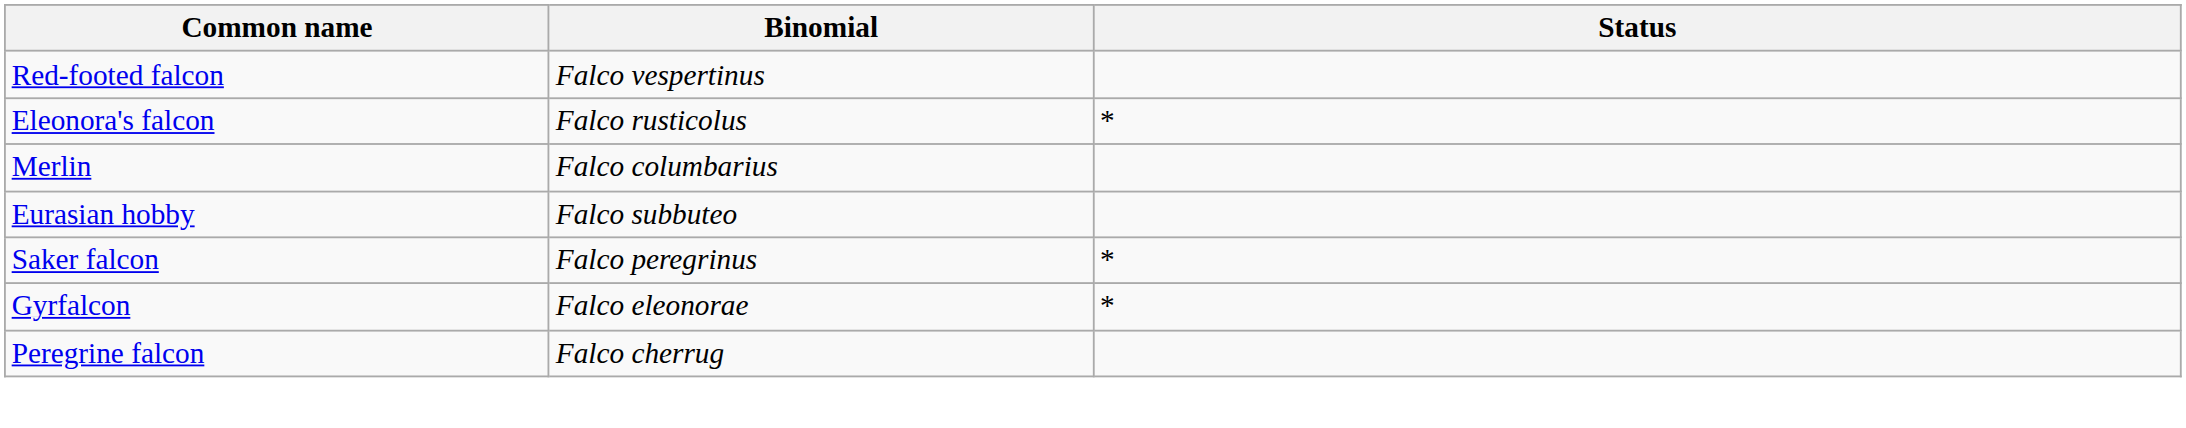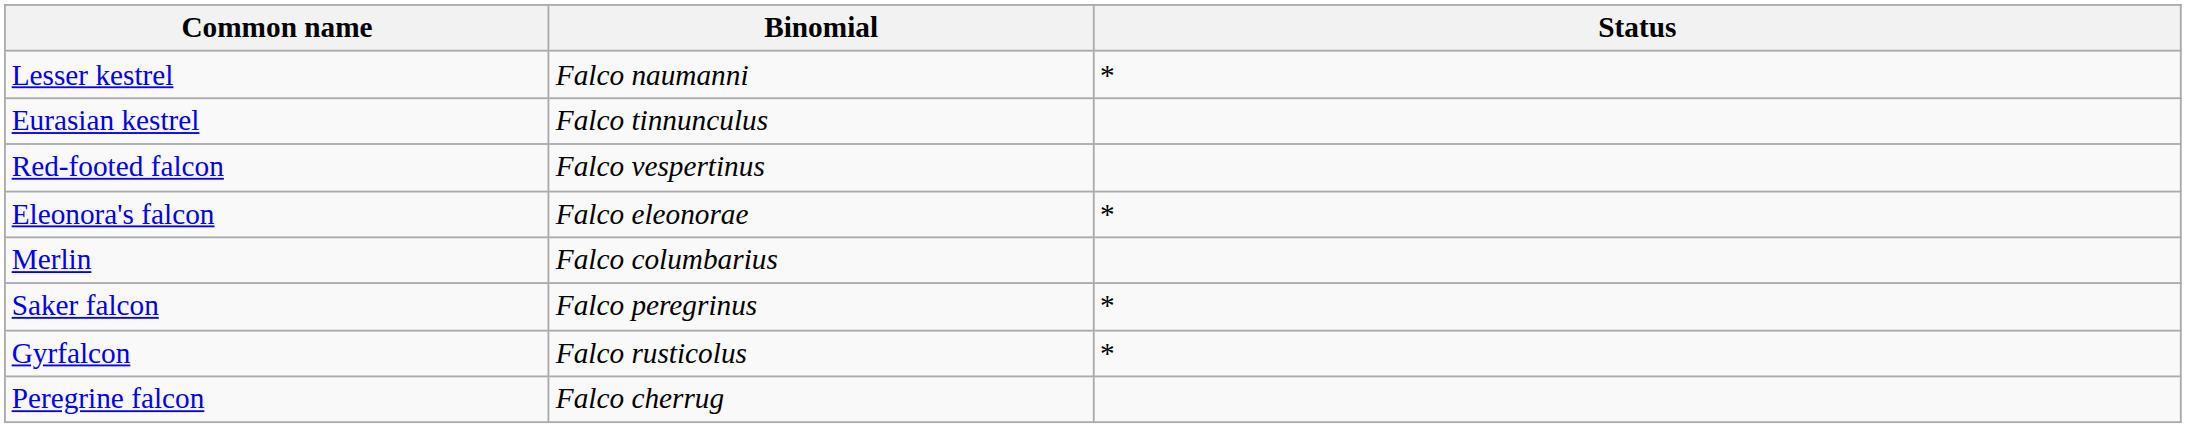+ row: (93, 74)
+ row: (106, 120)
(651, 120) Falco rusticolus -> (652, 213) Falco eleonorae
- row: (103, 213)
(652, 306) Falco eleonorae -> (651, 352) Falco rusticolus
